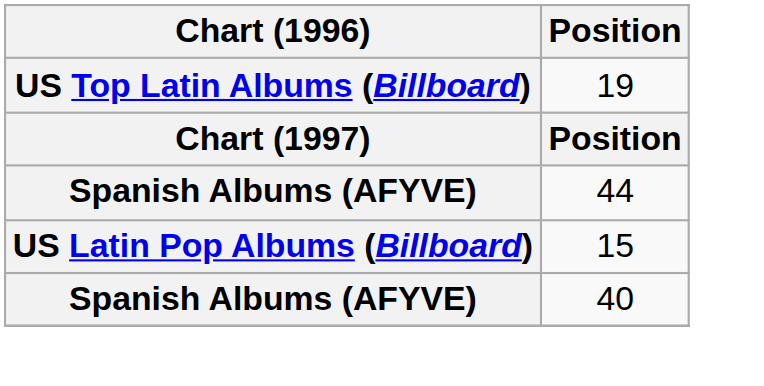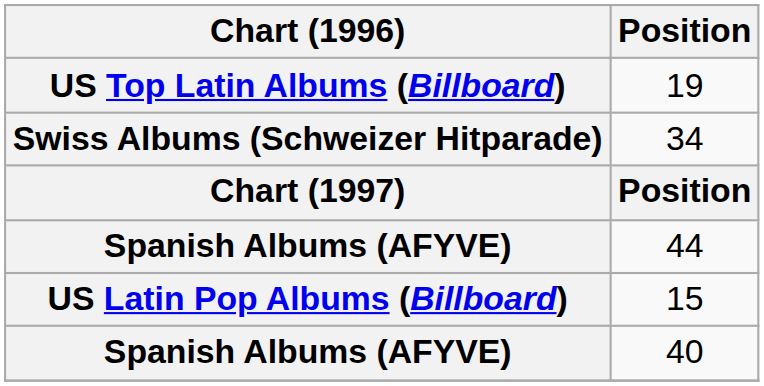+ row: (685, 138)
